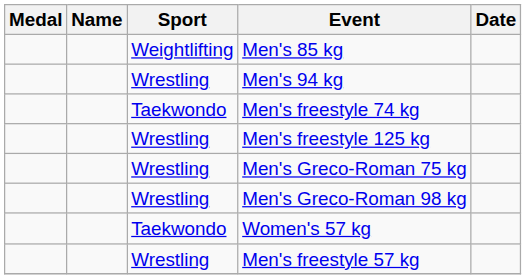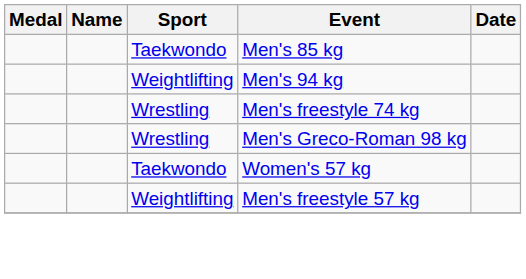(182, 50) Weightlifting -> (179, 50) Taekwondo
(170, 79) Wrestling -> (182, 79) Weightlifting
(179, 109) Taekwondo -> (170, 109) Wrestling
- row: (336, 139)
- row: (354, 169)
(170, 258) Wrestling -> (182, 199) Weightlifting
